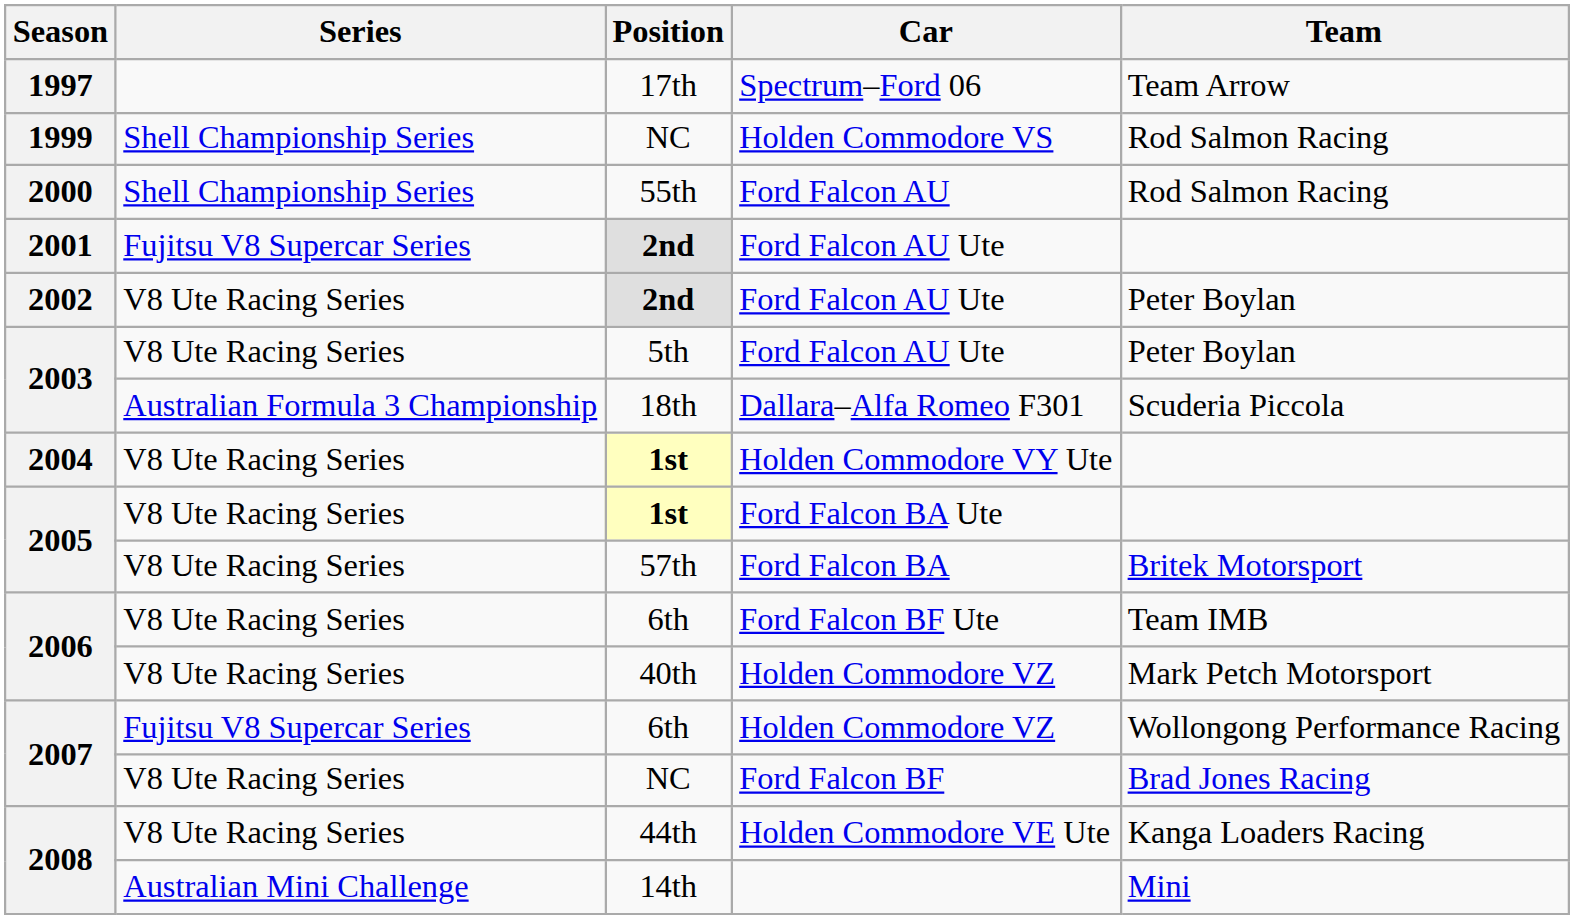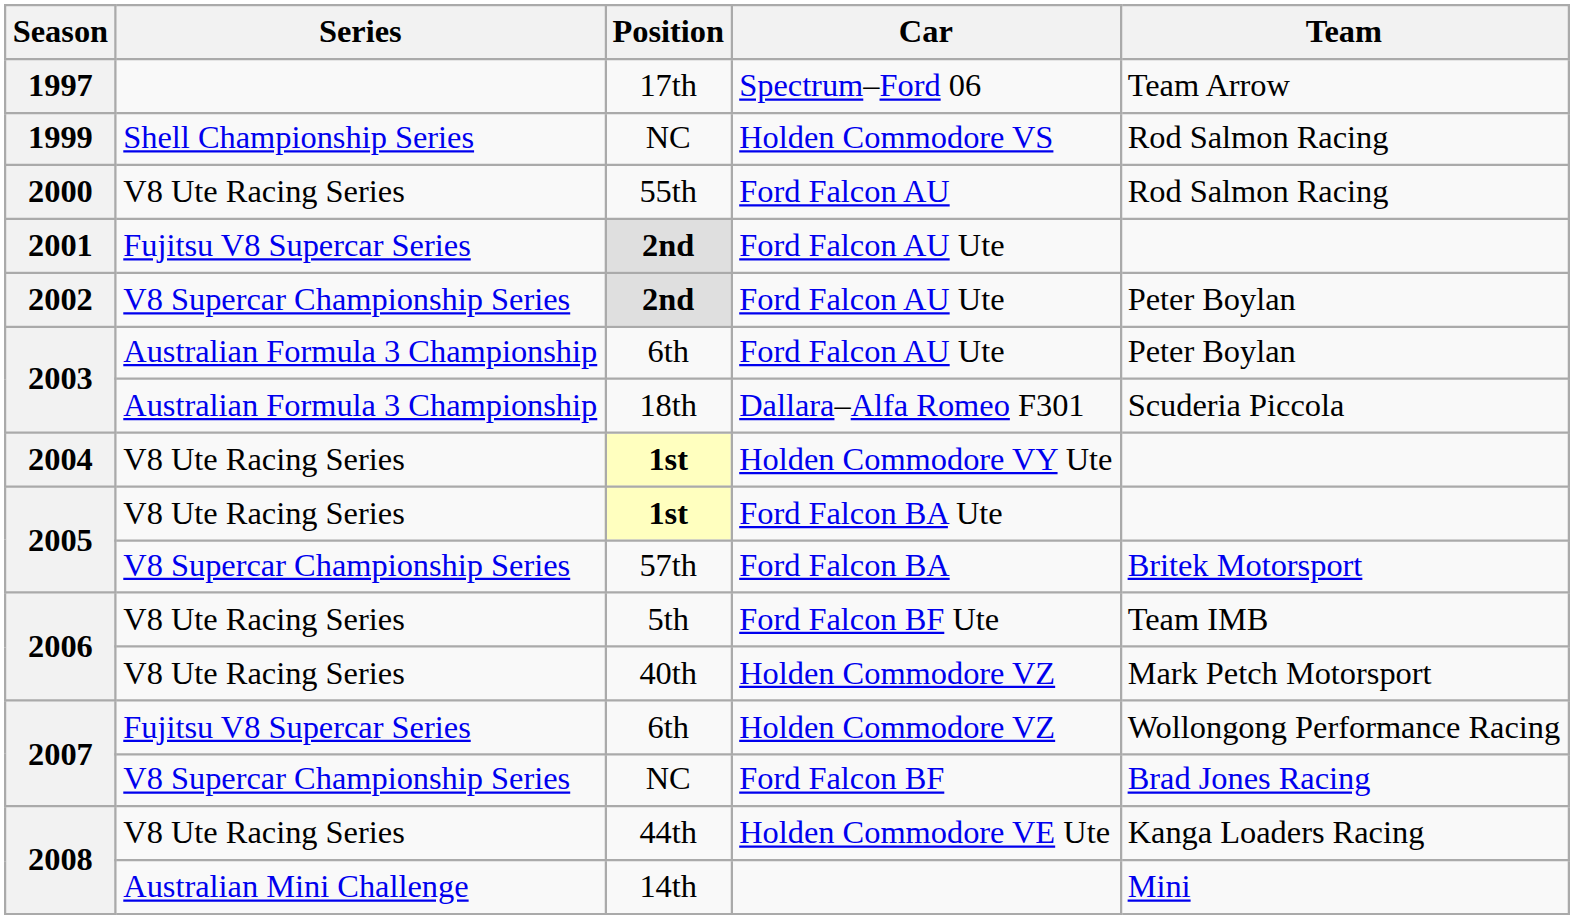(299, 191) Shell Championship Series -> (264, 191) V8 Ute Racing Series
(264, 298) V8 Ute Racing Series -> (347, 298) V8 Supercar Championship Series
(264, 352) V8 Ute Racing Series -> (360, 352) Australian Formula 3 Championship
(668, 352) 5th -> (668, 352) 6th
(264, 565) V8 Ute Racing Series -> (347, 565) V8 Supercar Championship Series
(668, 619) 6th -> (668, 619) 5th
(264, 779) V8 Ute Racing Series -> (347, 779) V8 Supercar Championship Series
